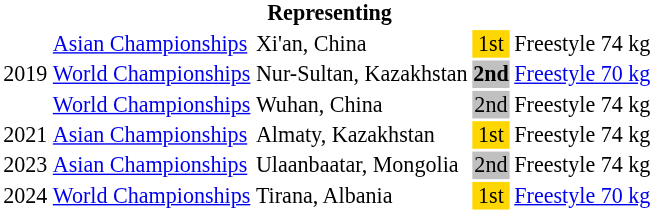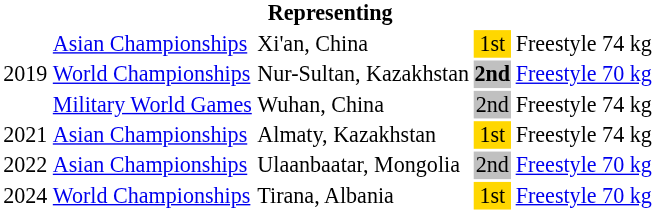(152, 104) World Championships -> (152, 104) Military World Games
(25, 165) 2023 -> (25, 165) 2022
(582, 165) Freestyle 74 kg -> (584, 165) Freestyle 70 kg
